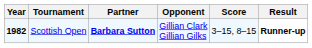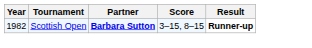- column: (183, 12)
(16, 31) bold -> (16, 26) normal
